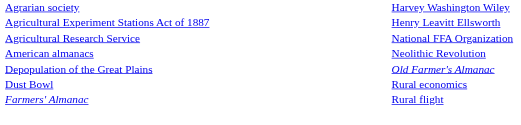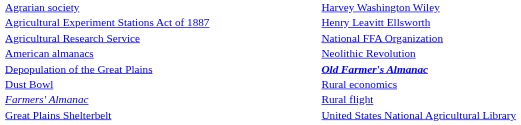(443, 69) normal -> (375, 69) bold
+ row: (58, 115)
